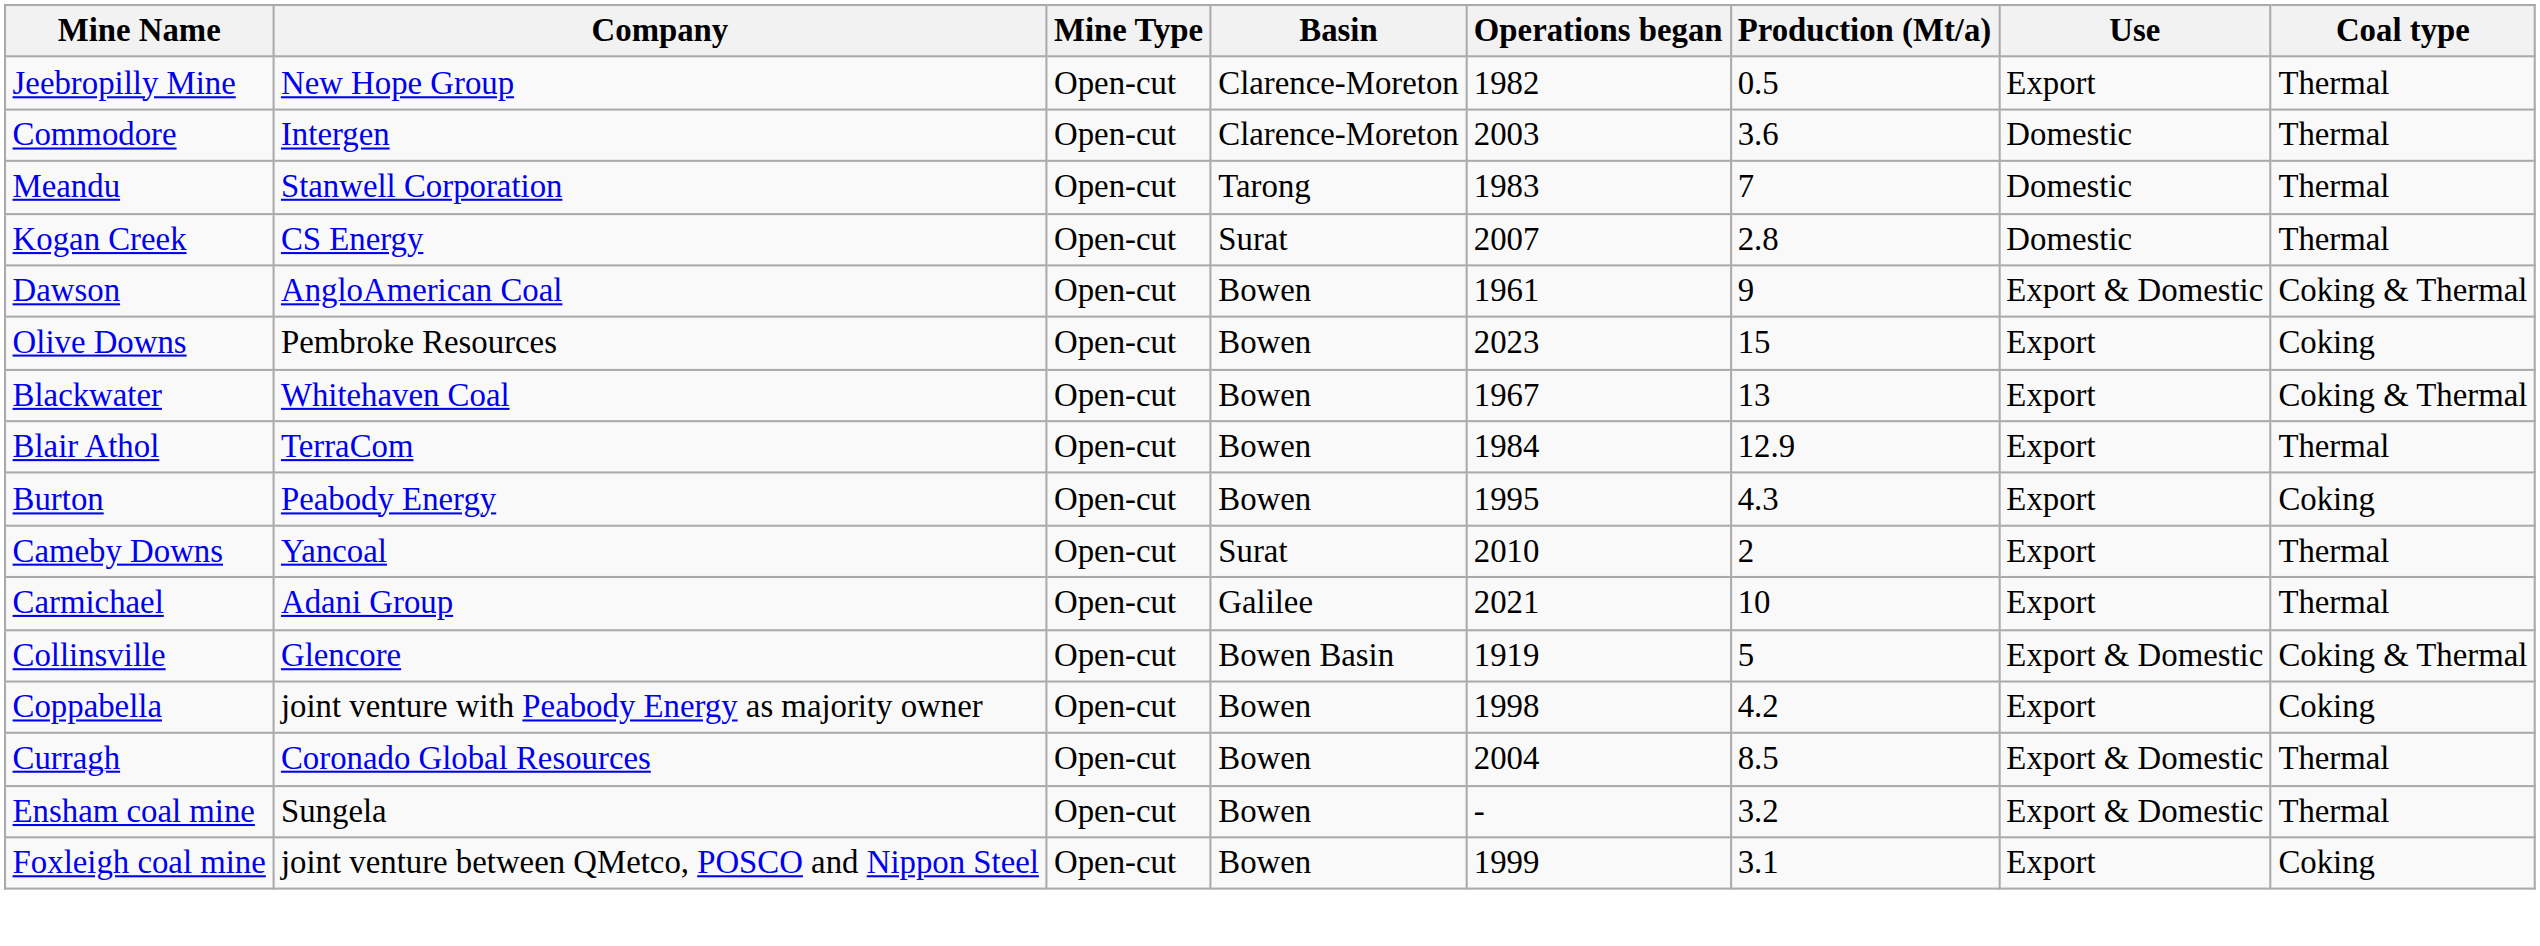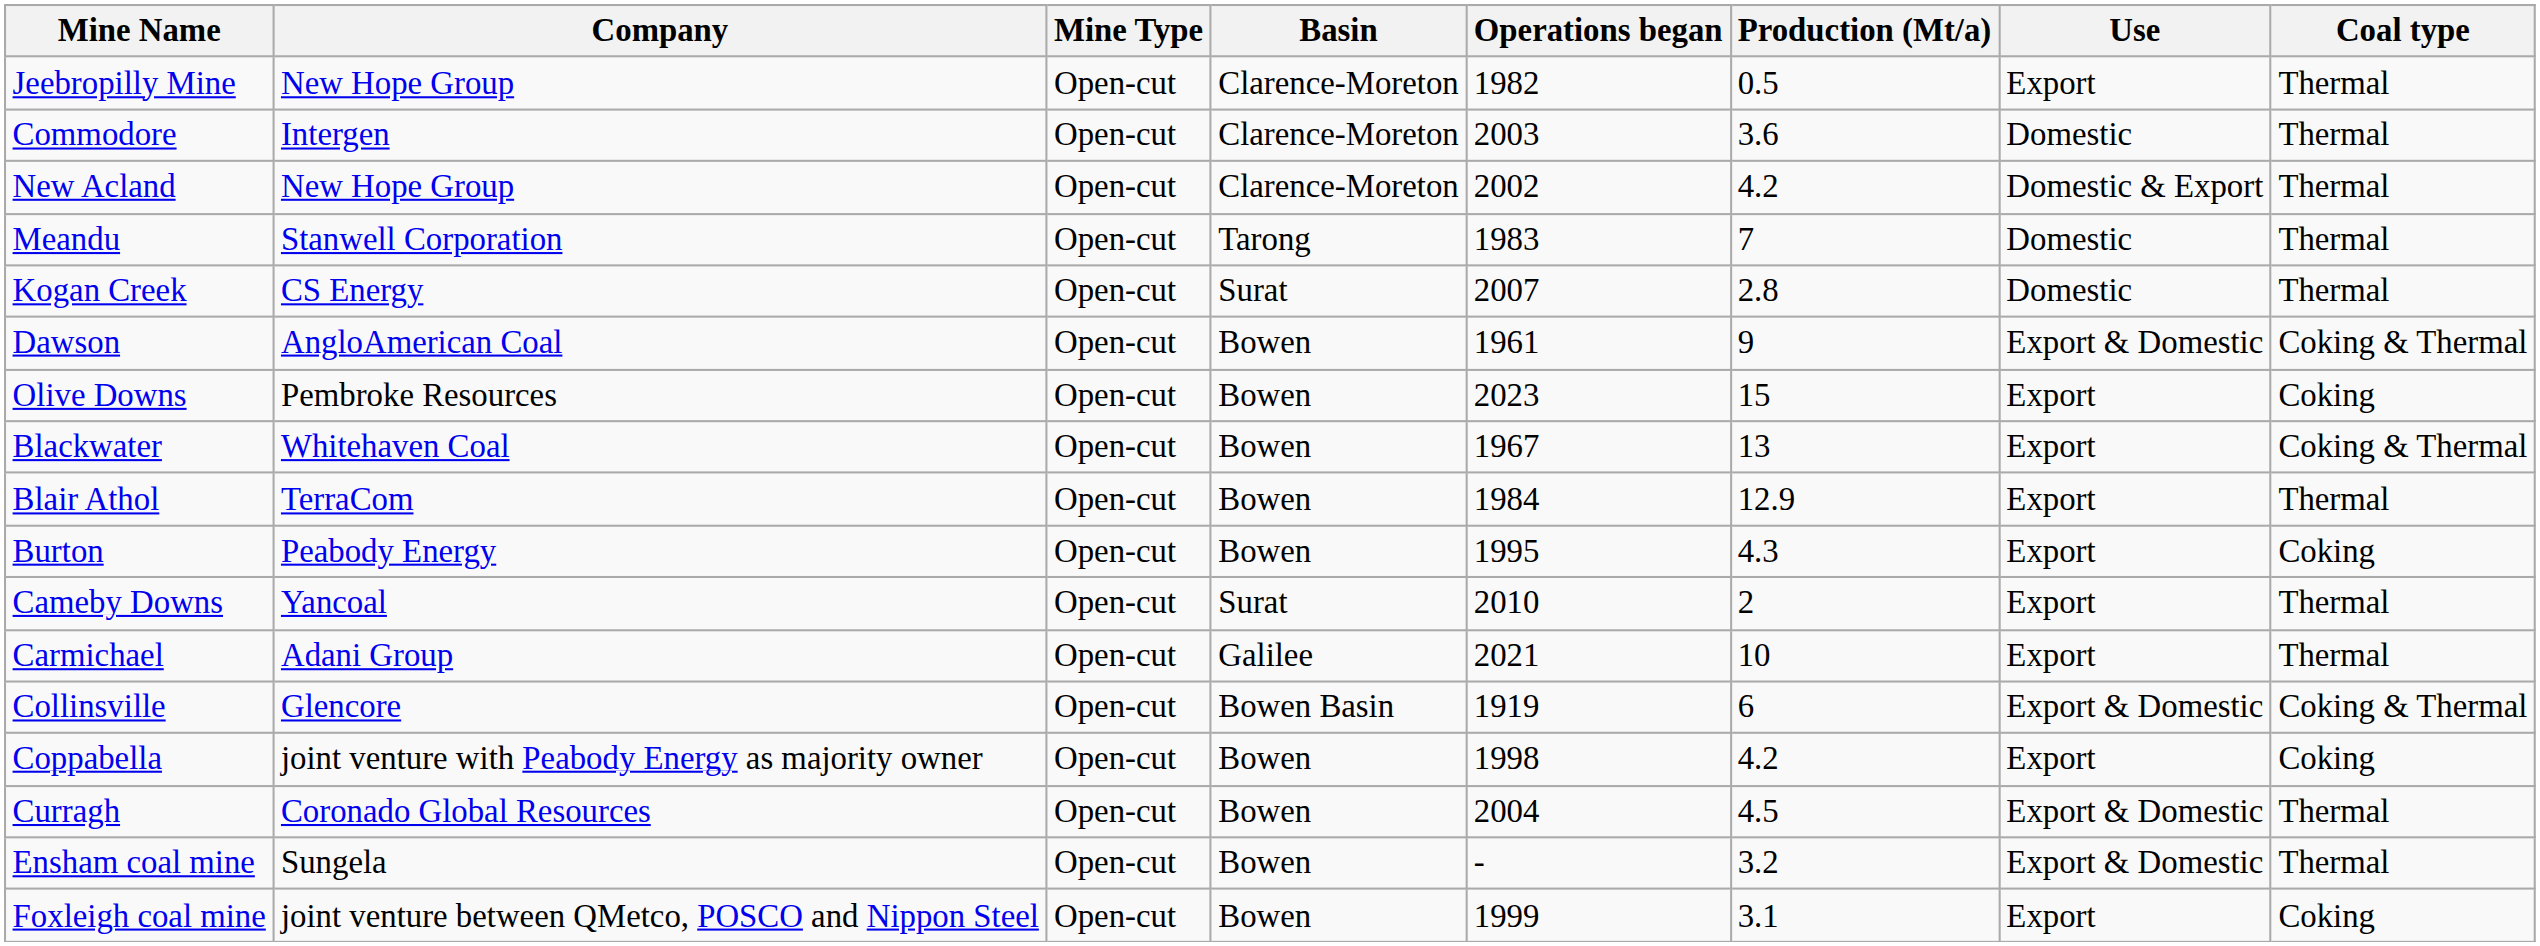+ row: (94, 186)
(1746, 654) 5 -> (1746, 706) 6
(1758, 758) 8.5 -> (1758, 810) 4.5
